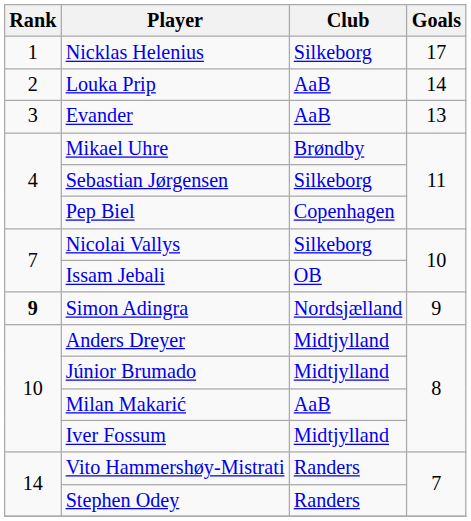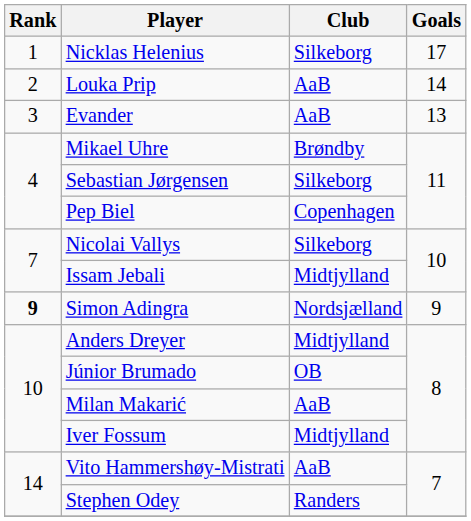(308, 276) OB -> (341, 276) Midtjylland
(341, 372) Midtjylland -> (308, 372) OB
(327, 468) Randers -> (312, 468) AaB
